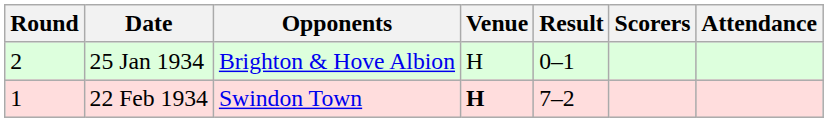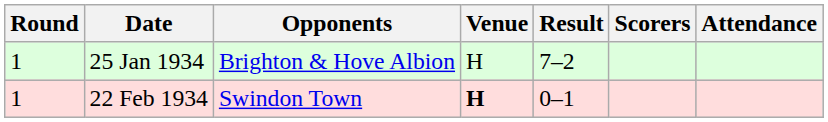(16, 60) 2 -> (16, 60) 1
(557, 60) 0–1 -> (557, 60) 7–2
(557, 98) 7–2 -> (557, 98) 0–1
